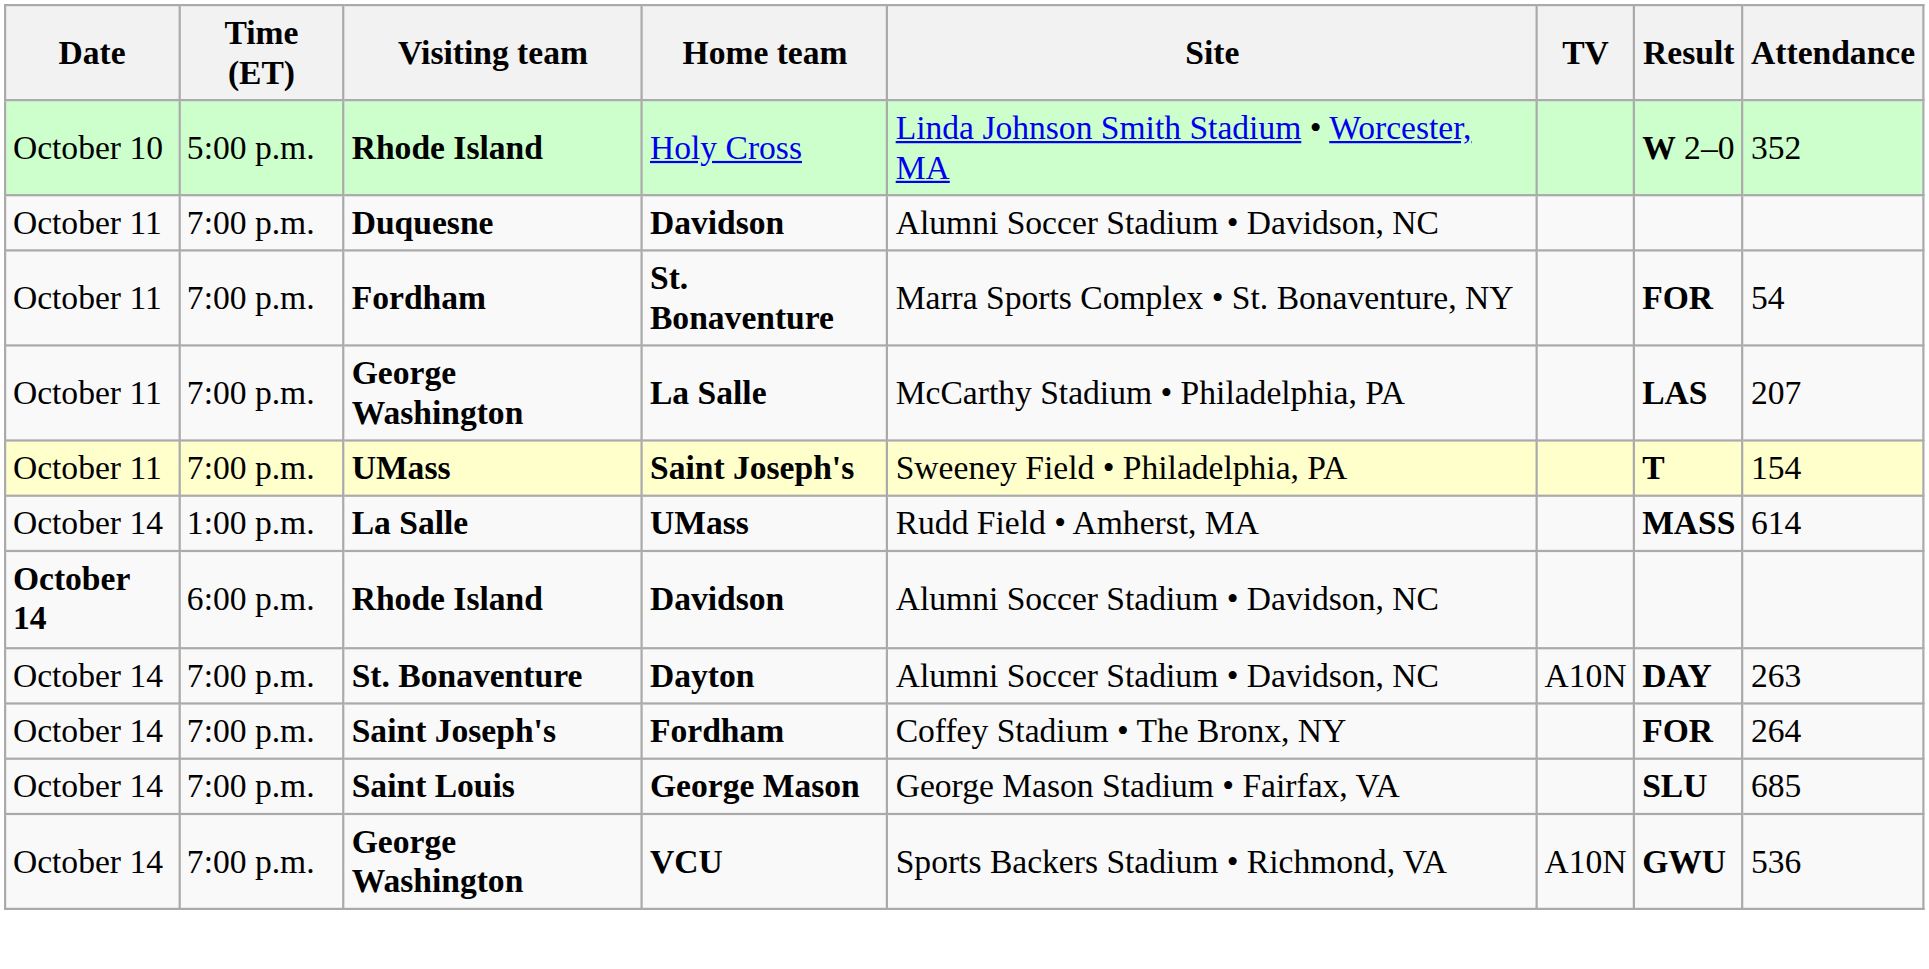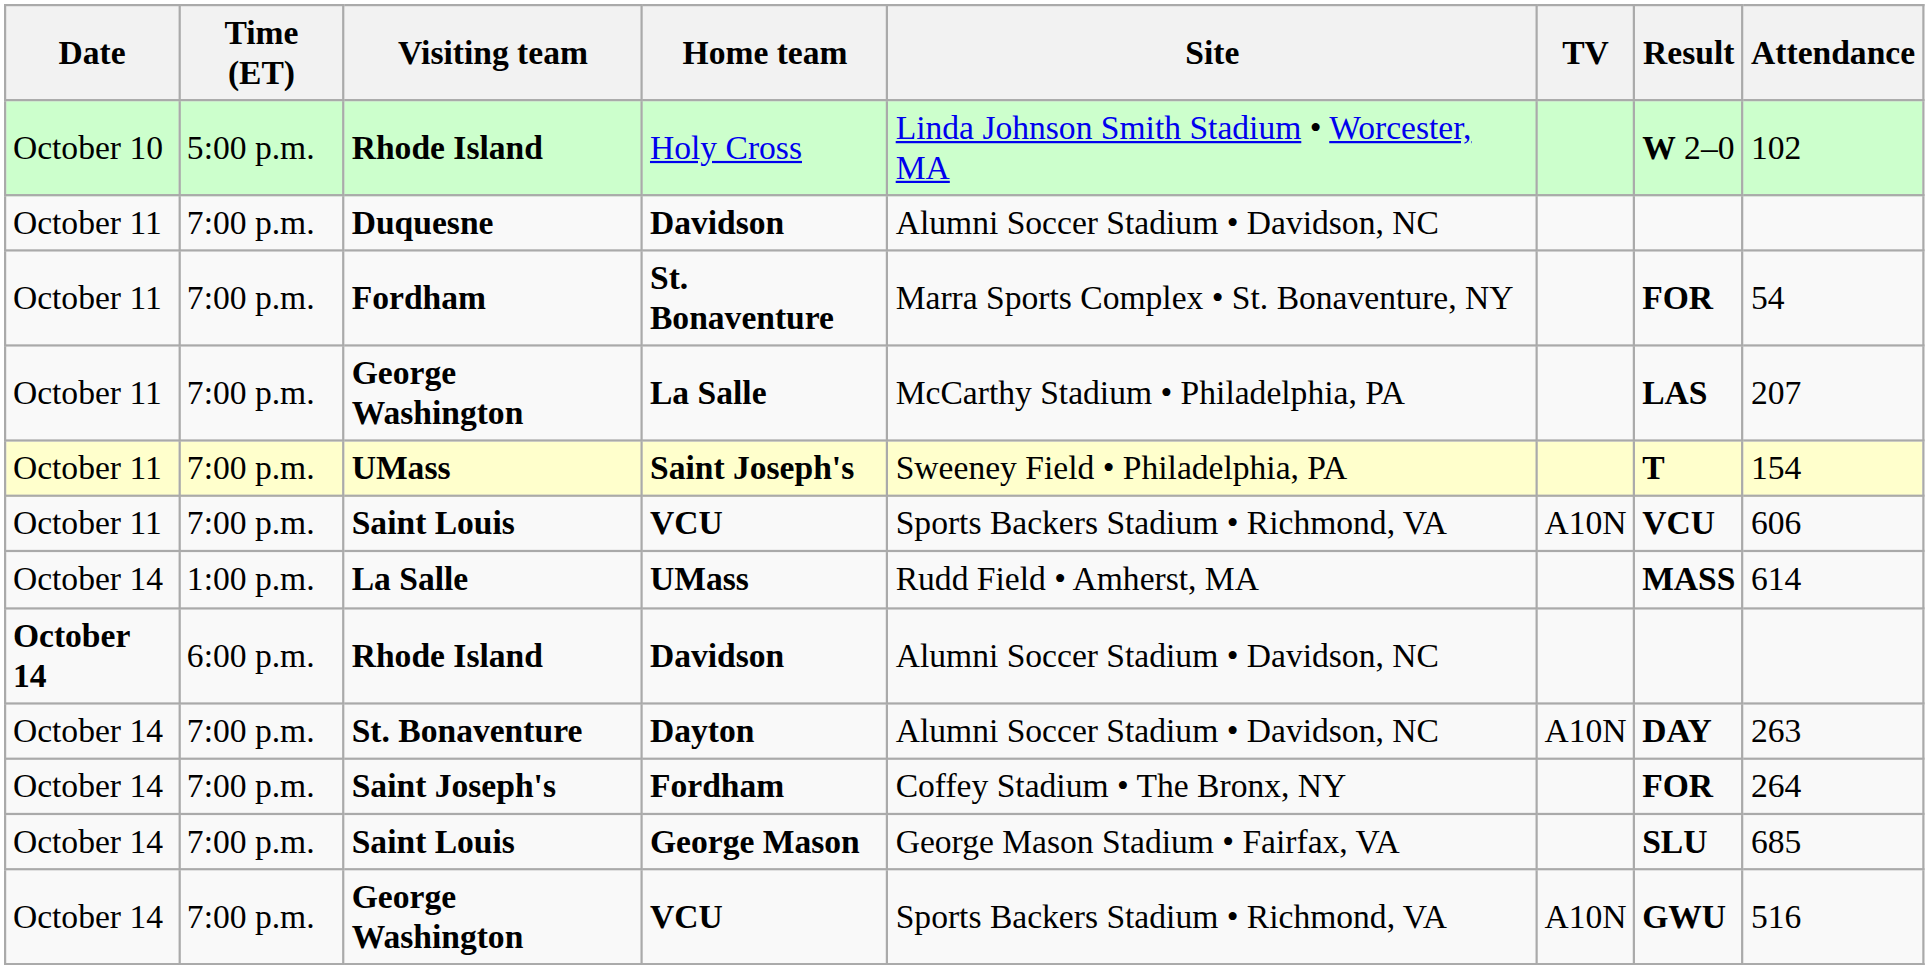(1776, 147) 352 -> (1776, 147) 102
+ row: (433, 523)
(1776, 860) 536 -> (1776, 915) 516
